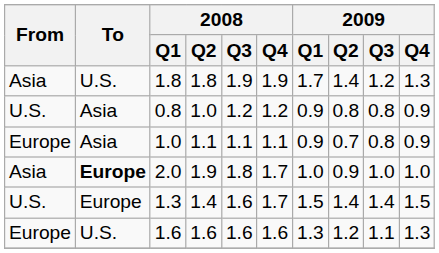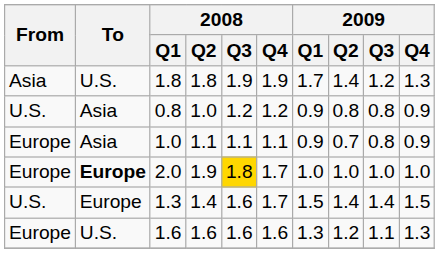(28, 171) Asia -> (40, 171) Europe
(239, 171) no background -> (239, 171) gold background
(346, 171) 0.9 -> (346, 171) 1.0
